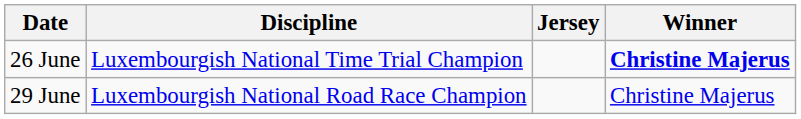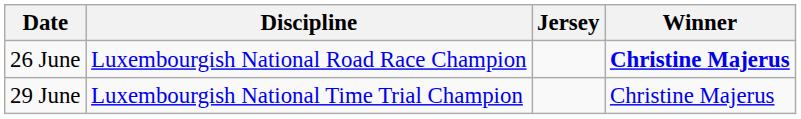(307, 58) Luxembourgish National Time Trial Champion -> (309, 58) Luxembourgish National Road Race Champion
(309, 95) Luxembourgish National Road Race Champion -> (307, 95) Luxembourgish National Time Trial Champion
